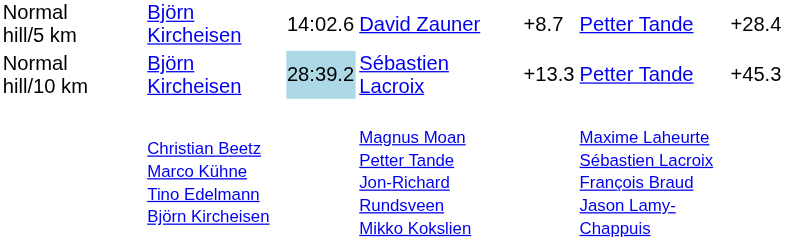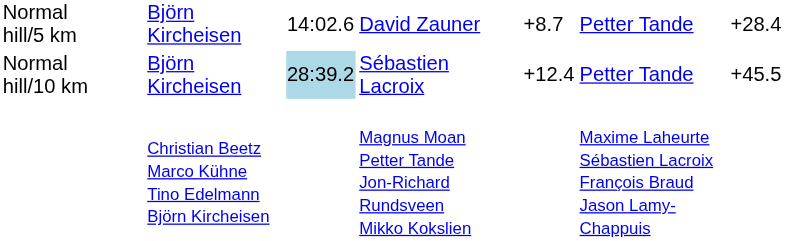(549, 74) +13.3 -> (549, 74) +12.4
(756, 74) +45.3 -> (756, 74) +45.5
